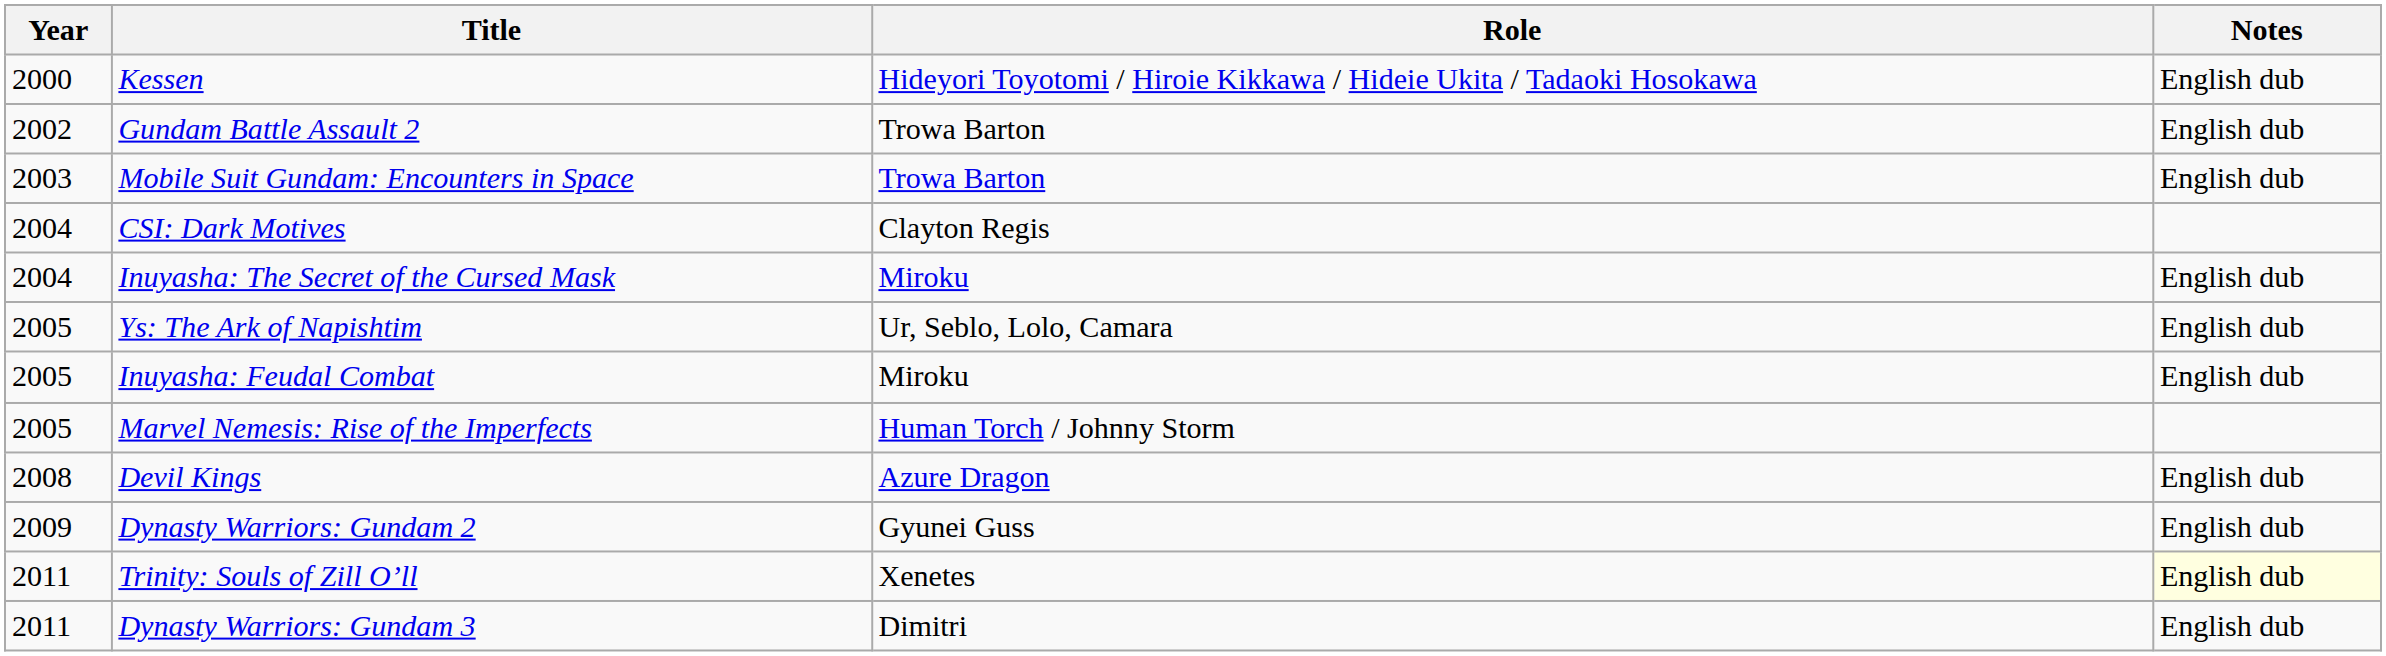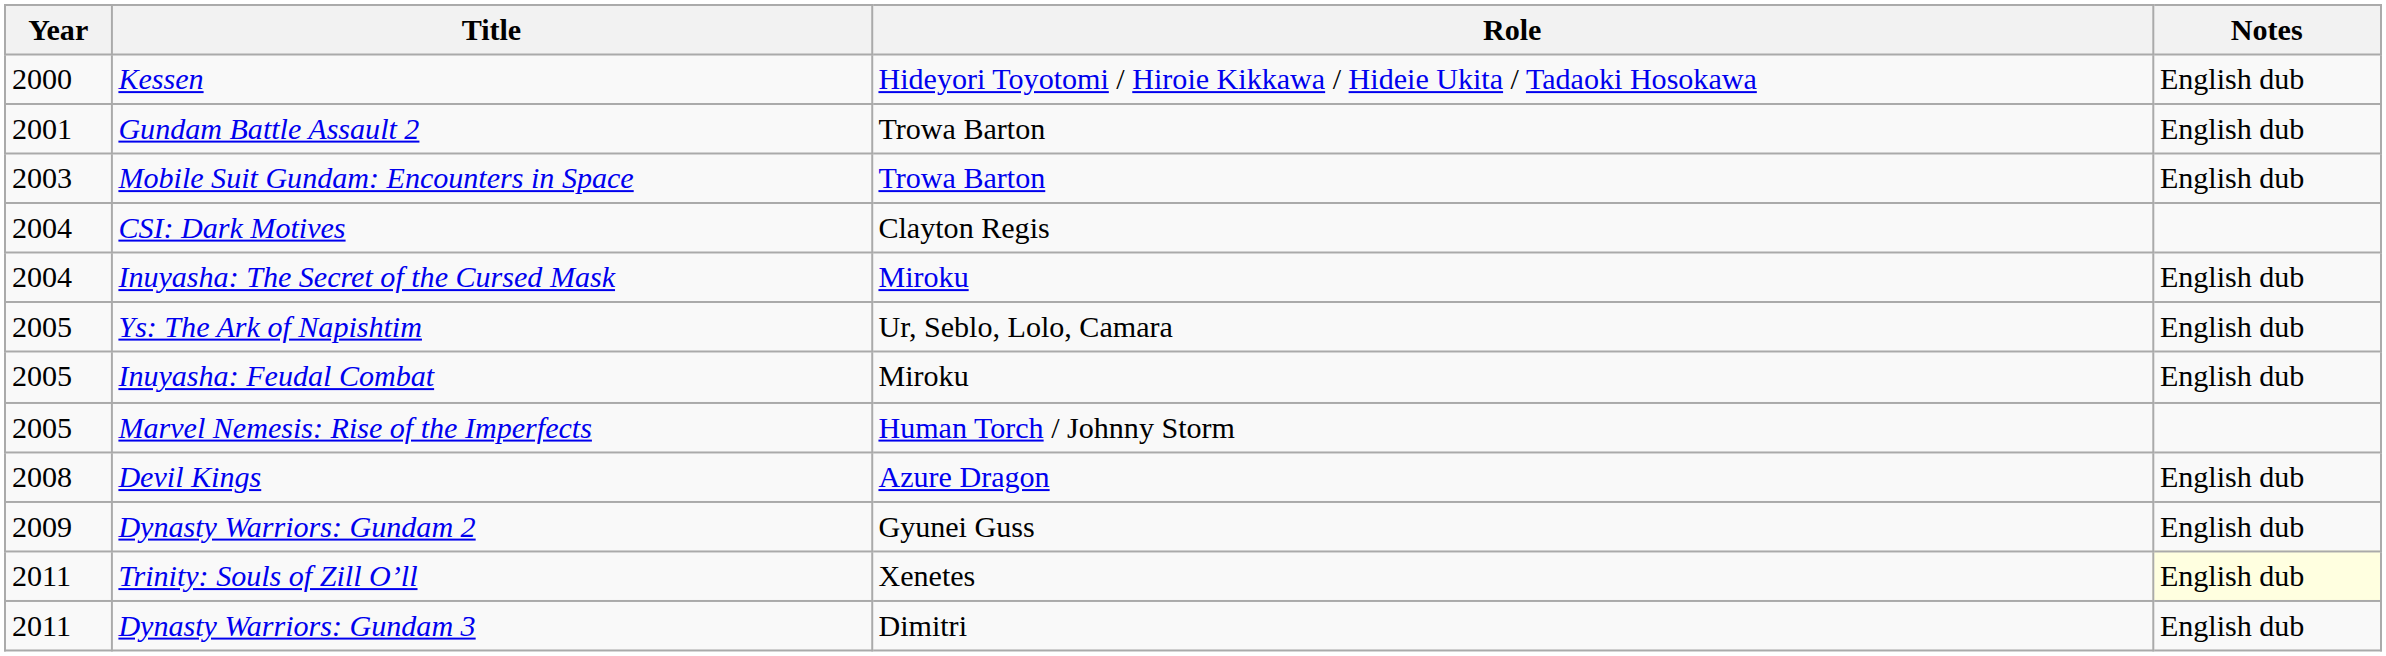(42, 128) 2002 -> (42, 128) 2001
